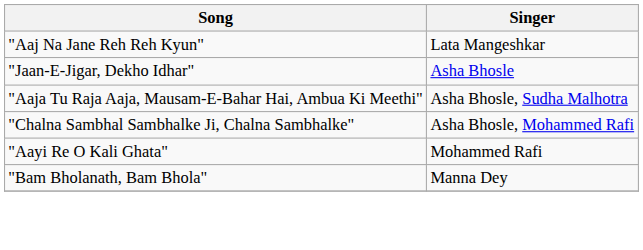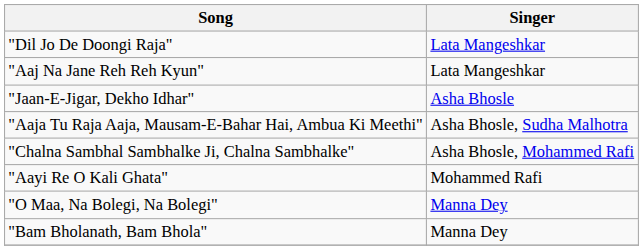+ row: (90, 44)
+ row: (113, 204)
